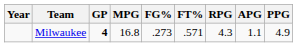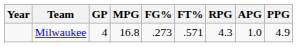(105, 32) bold -> (105, 32) normal
(255, 32) 1.1 -> (255, 32) 1.0
